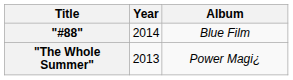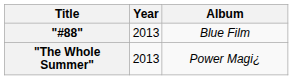(146, 33) 2014 -> (146, 33) 2013
